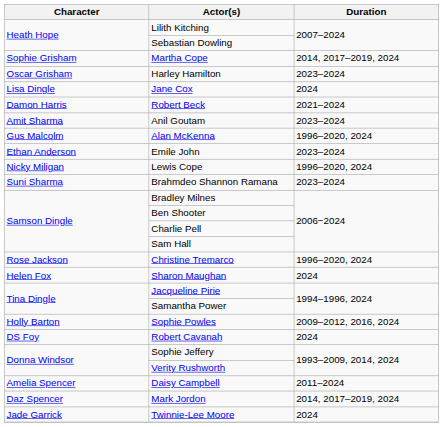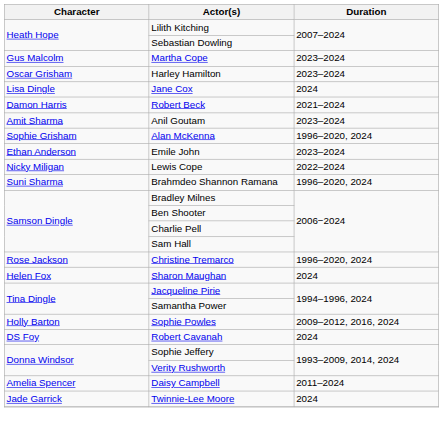(42, 58) Sophie Grisham -> (35, 58) Gus Malcolm
(348, 58) 2014, 2017–2019, 2024 -> (321, 58) 2023–2024
(35, 136) Gus Malcolm -> (42, 136) Sophie Grisham
(334, 167) 1996–2020, 2024 -> (321, 167) 2022–2024
(321, 182) 2023–2024 -> (334, 182) 1996–2020, 2024
- row: (178, 399)
